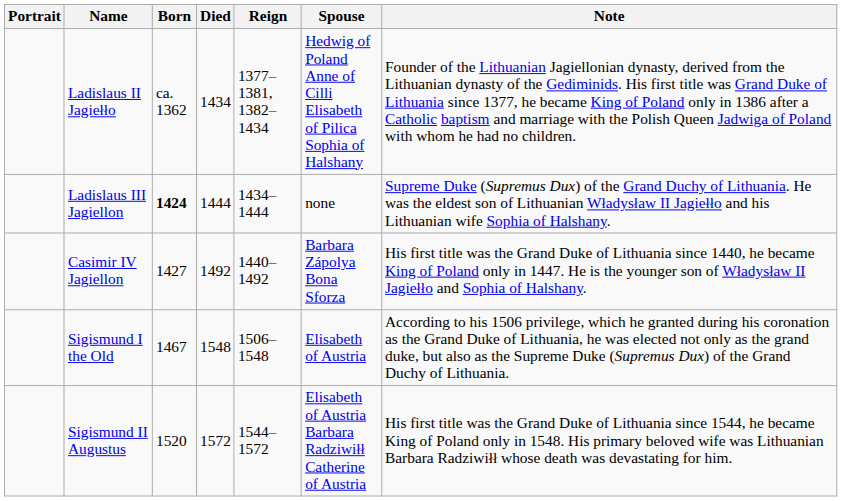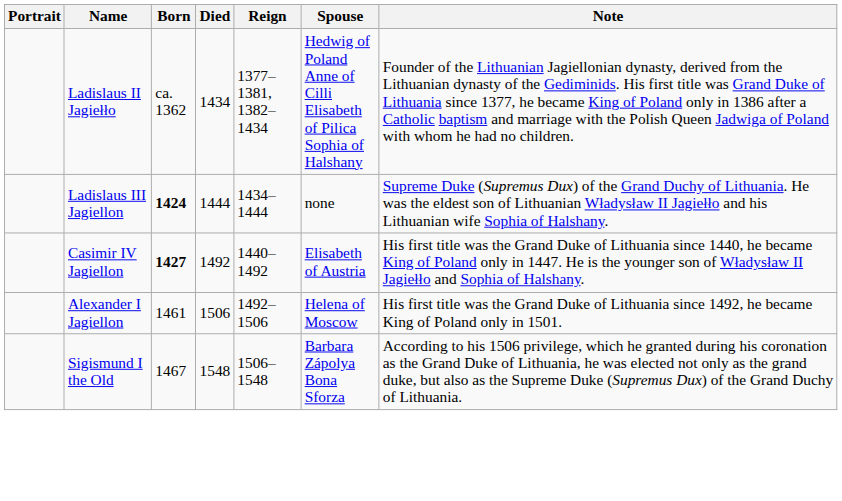(171, 271) normal -> (171, 262) bold
(330, 271) Barbara Zápolya Bona Sforza -> (335, 262) Elisabeth of Austria
+ row: (104, 312)
(336, 347) Elisabeth of Austria -> (330, 371) Barbara Zápolya Bona Sforza
- row: (108, 440)
